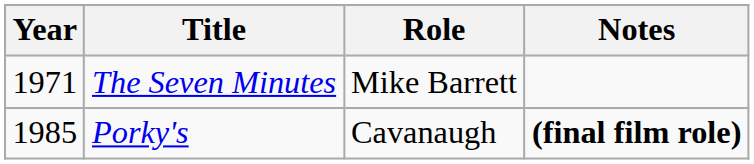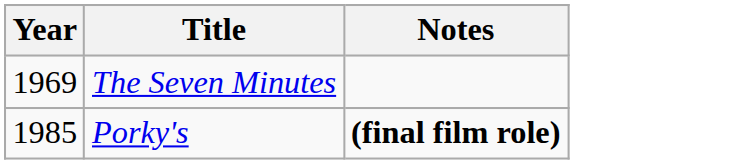- column: (434, 30)
(45, 81) 1971 -> (45, 81) 1969
